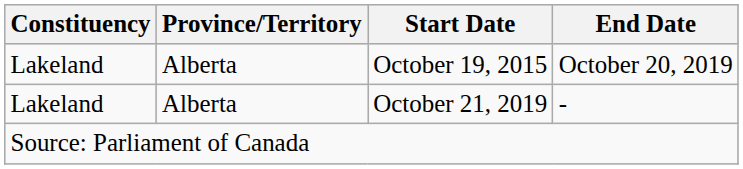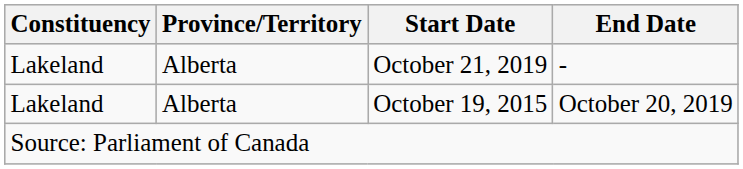rows swapped: (460, 103) <-> (460, 63)
